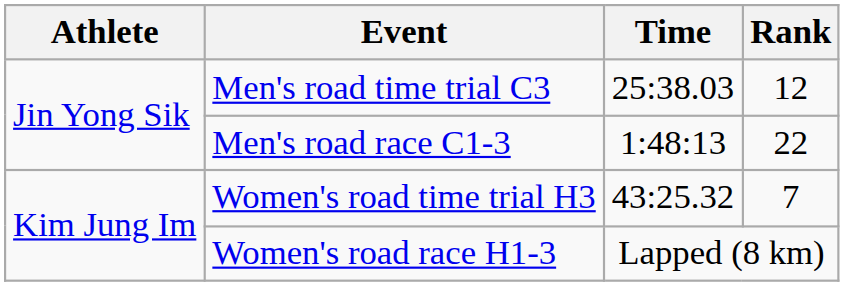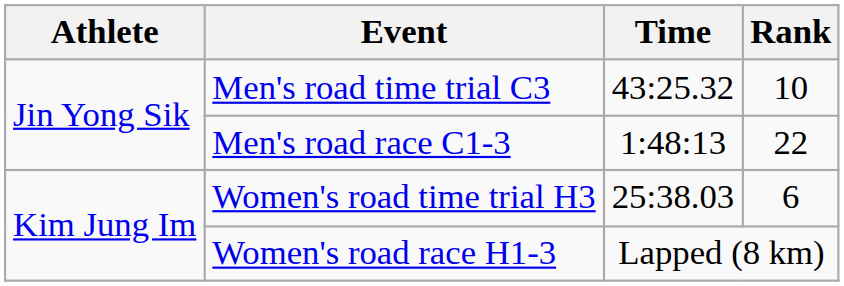(673, 87) 25:38.03 -> (673, 87) 43:25.32
(791, 87) 12 -> (791, 87) 10
(673, 197) 43:25.32 -> (673, 197) 25:38.03
(791, 197) 7 -> (791, 197) 6
